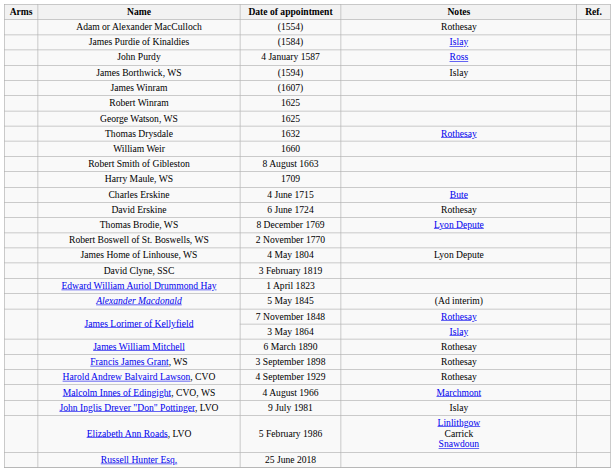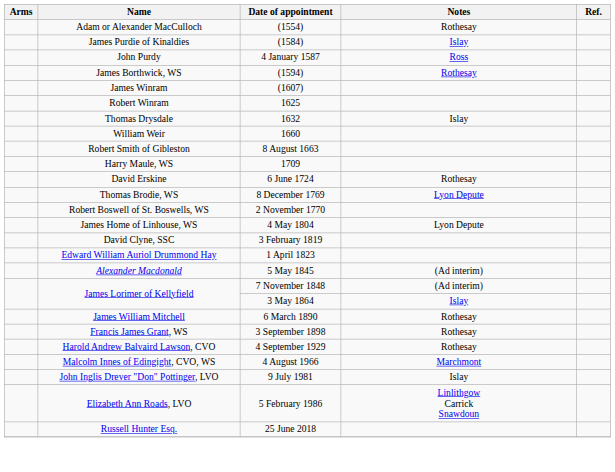(459, 73) Islay -> (459, 73) Rothesay
- row: (139, 118)
(459, 133) Rothesay -> (459, 118) Islay
- row: (139, 194)
(459, 316) Rothesay -> (459, 286) (Ad interim)
